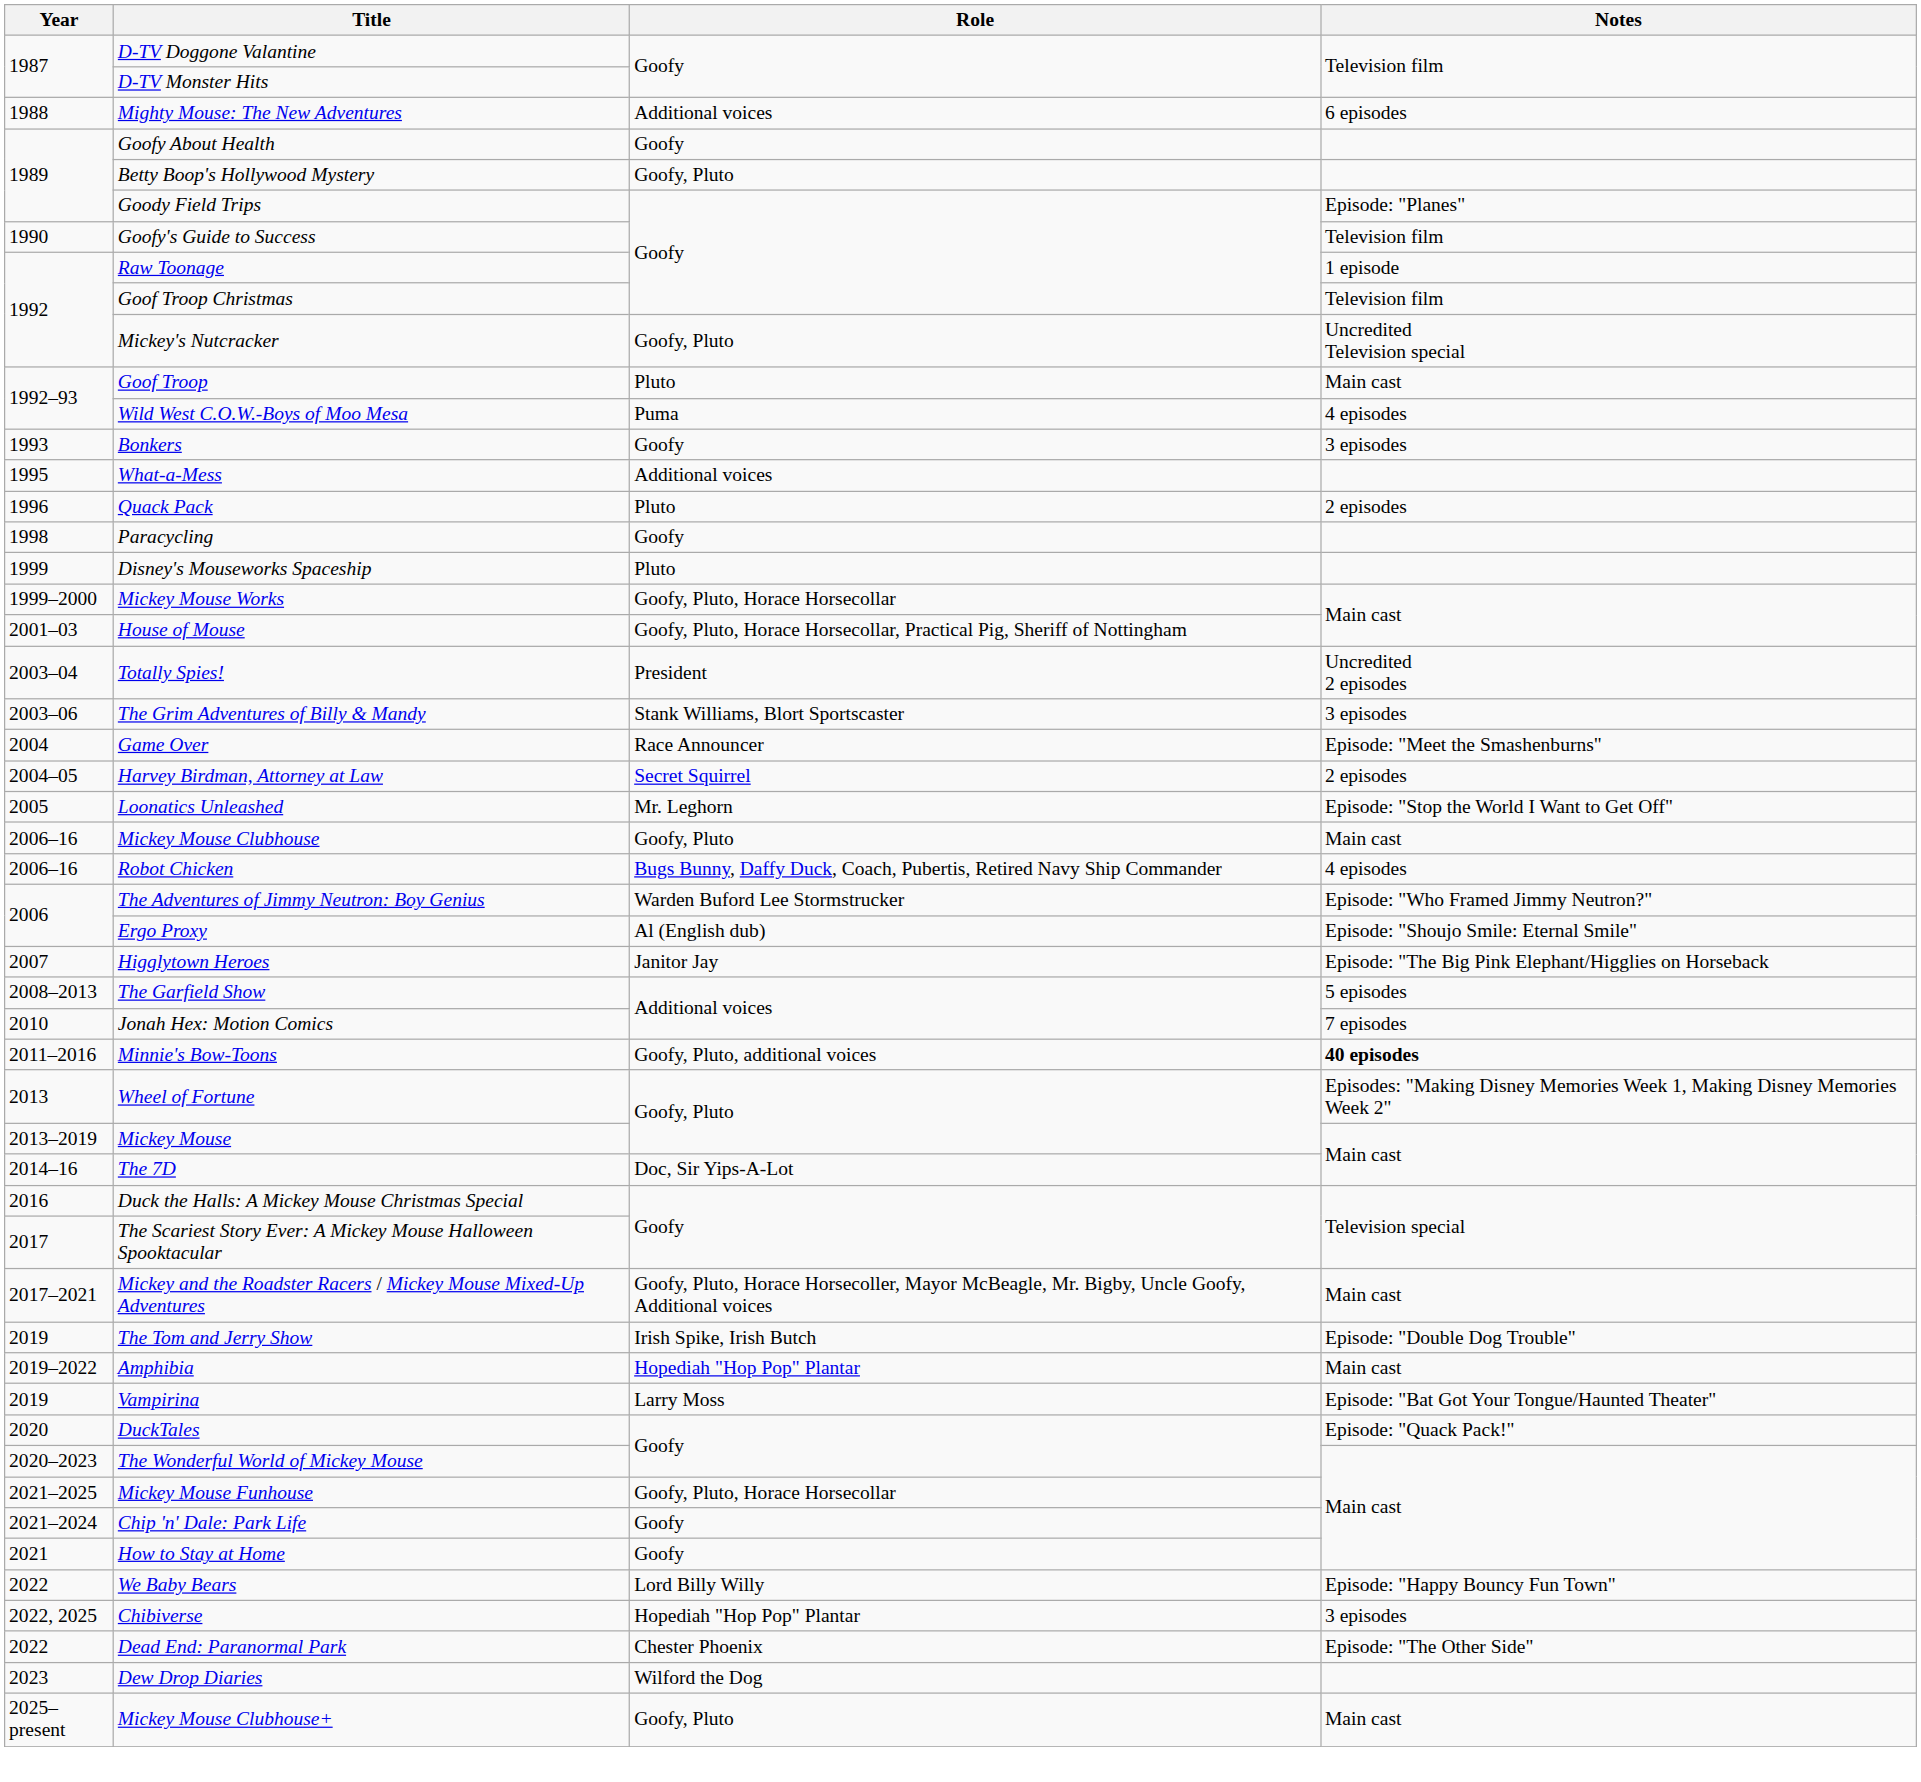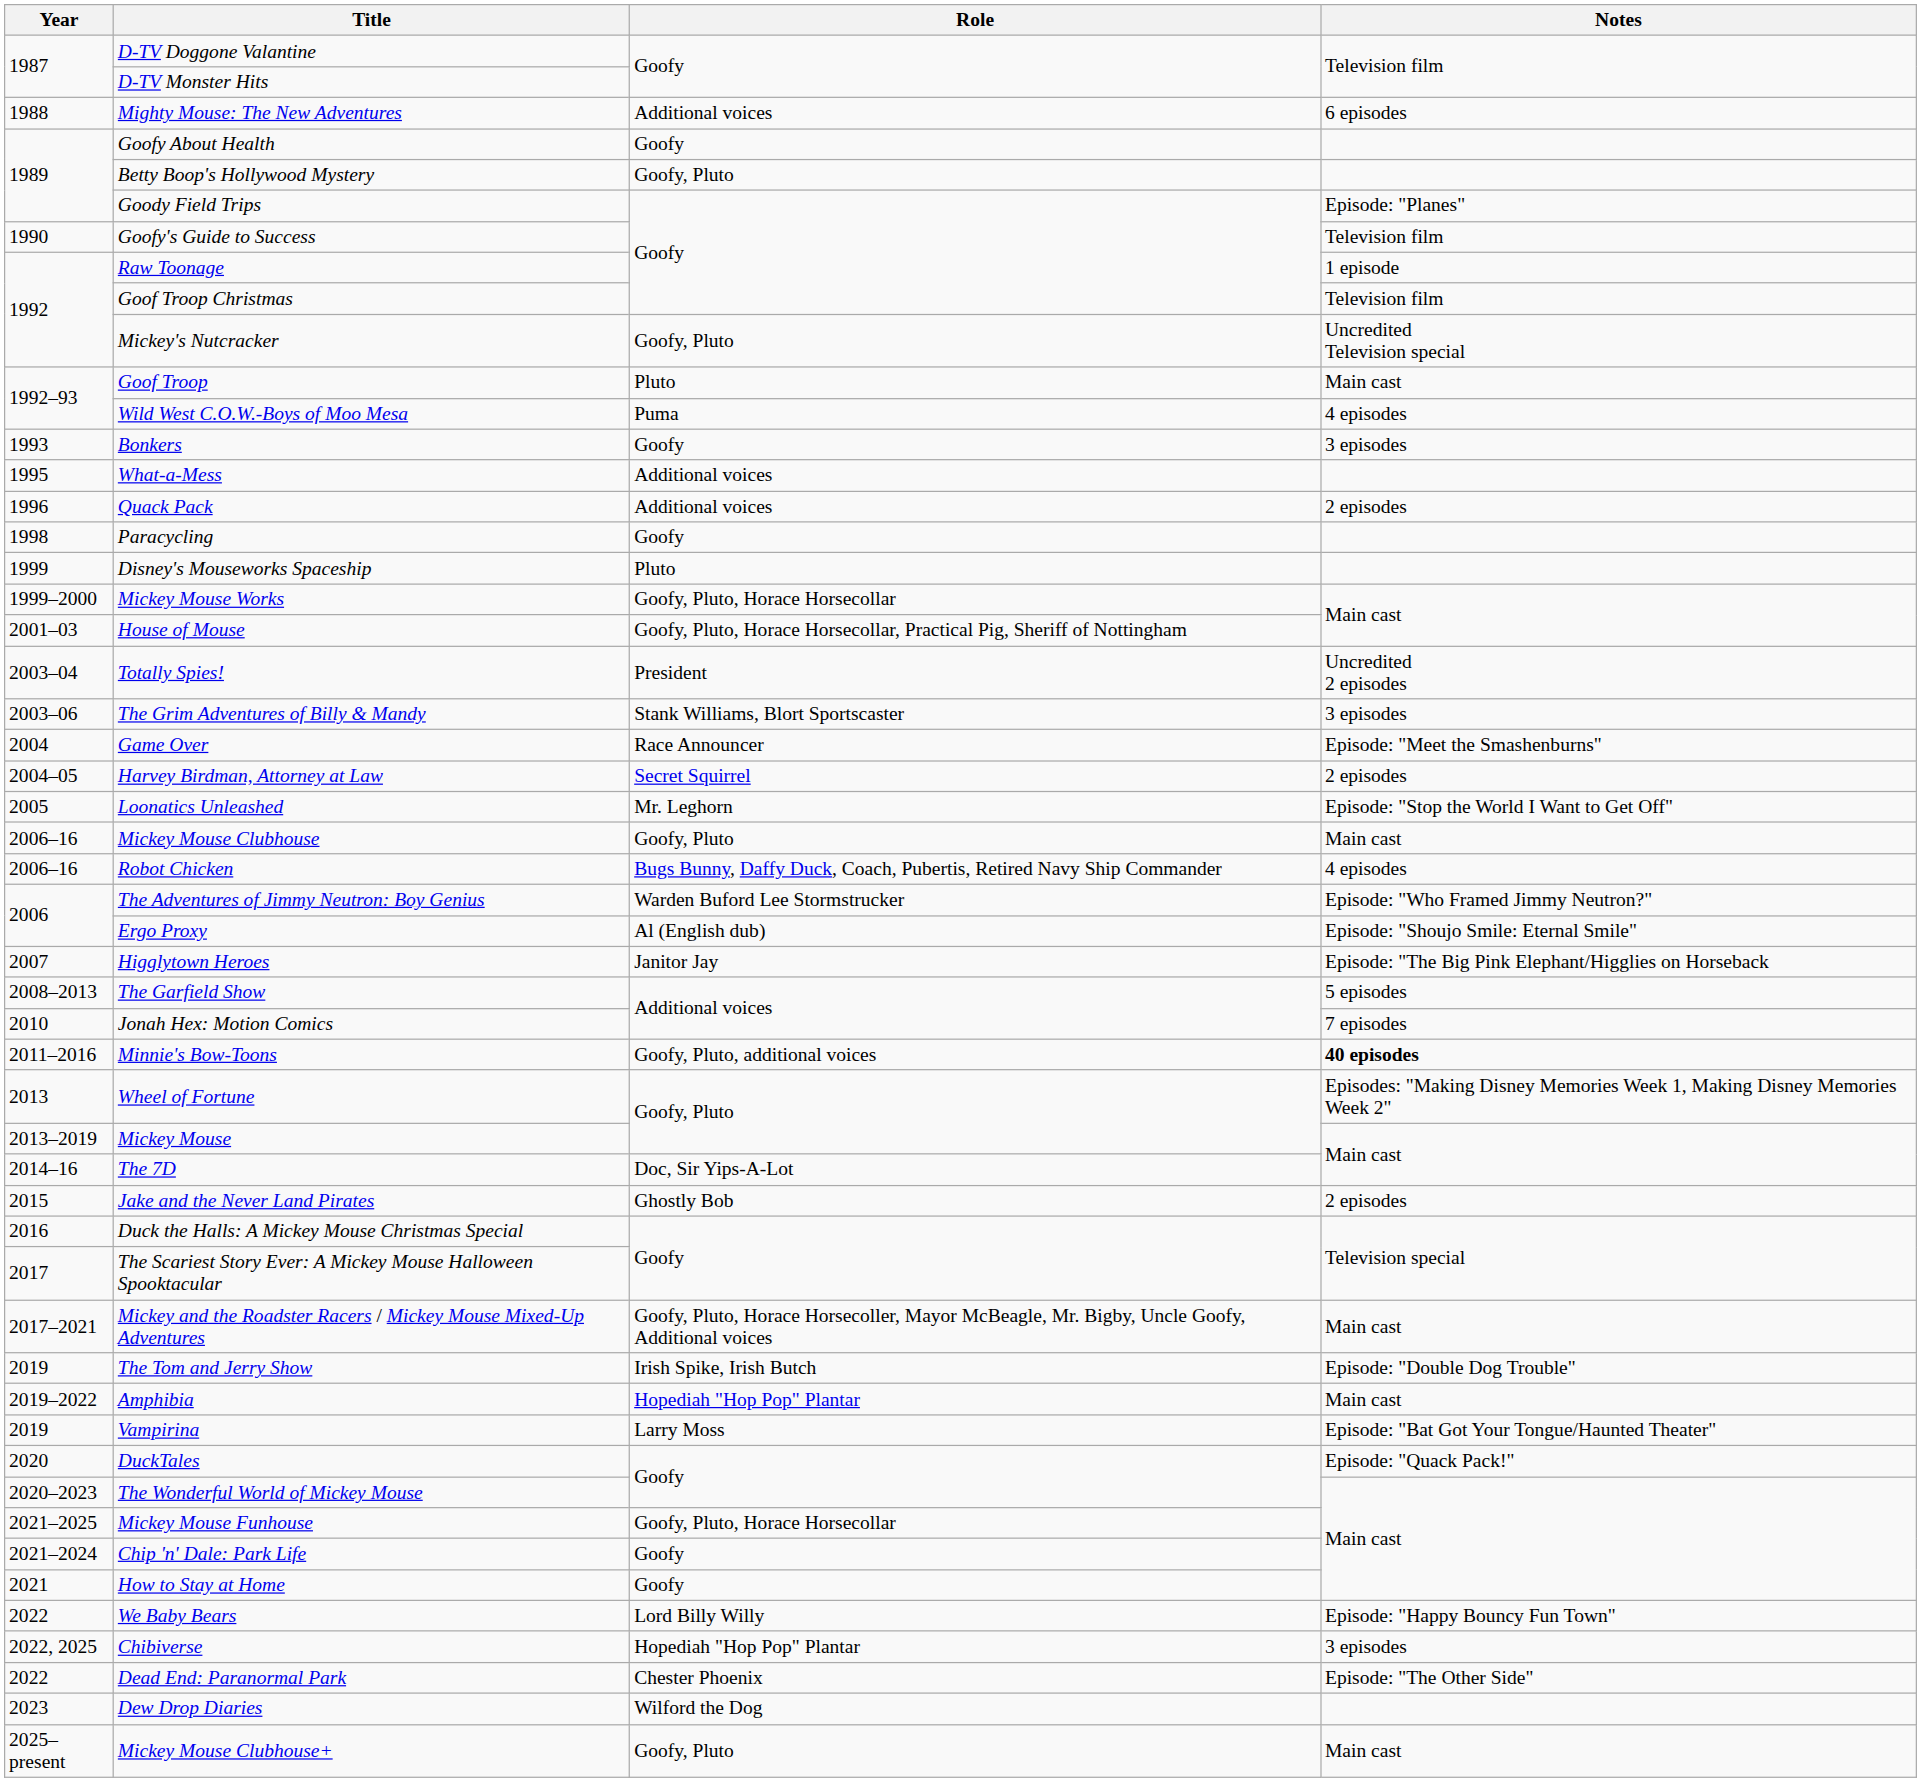(655, 506) Pluto -> (703, 506) Additional voices
+ row: (246, 1200)
